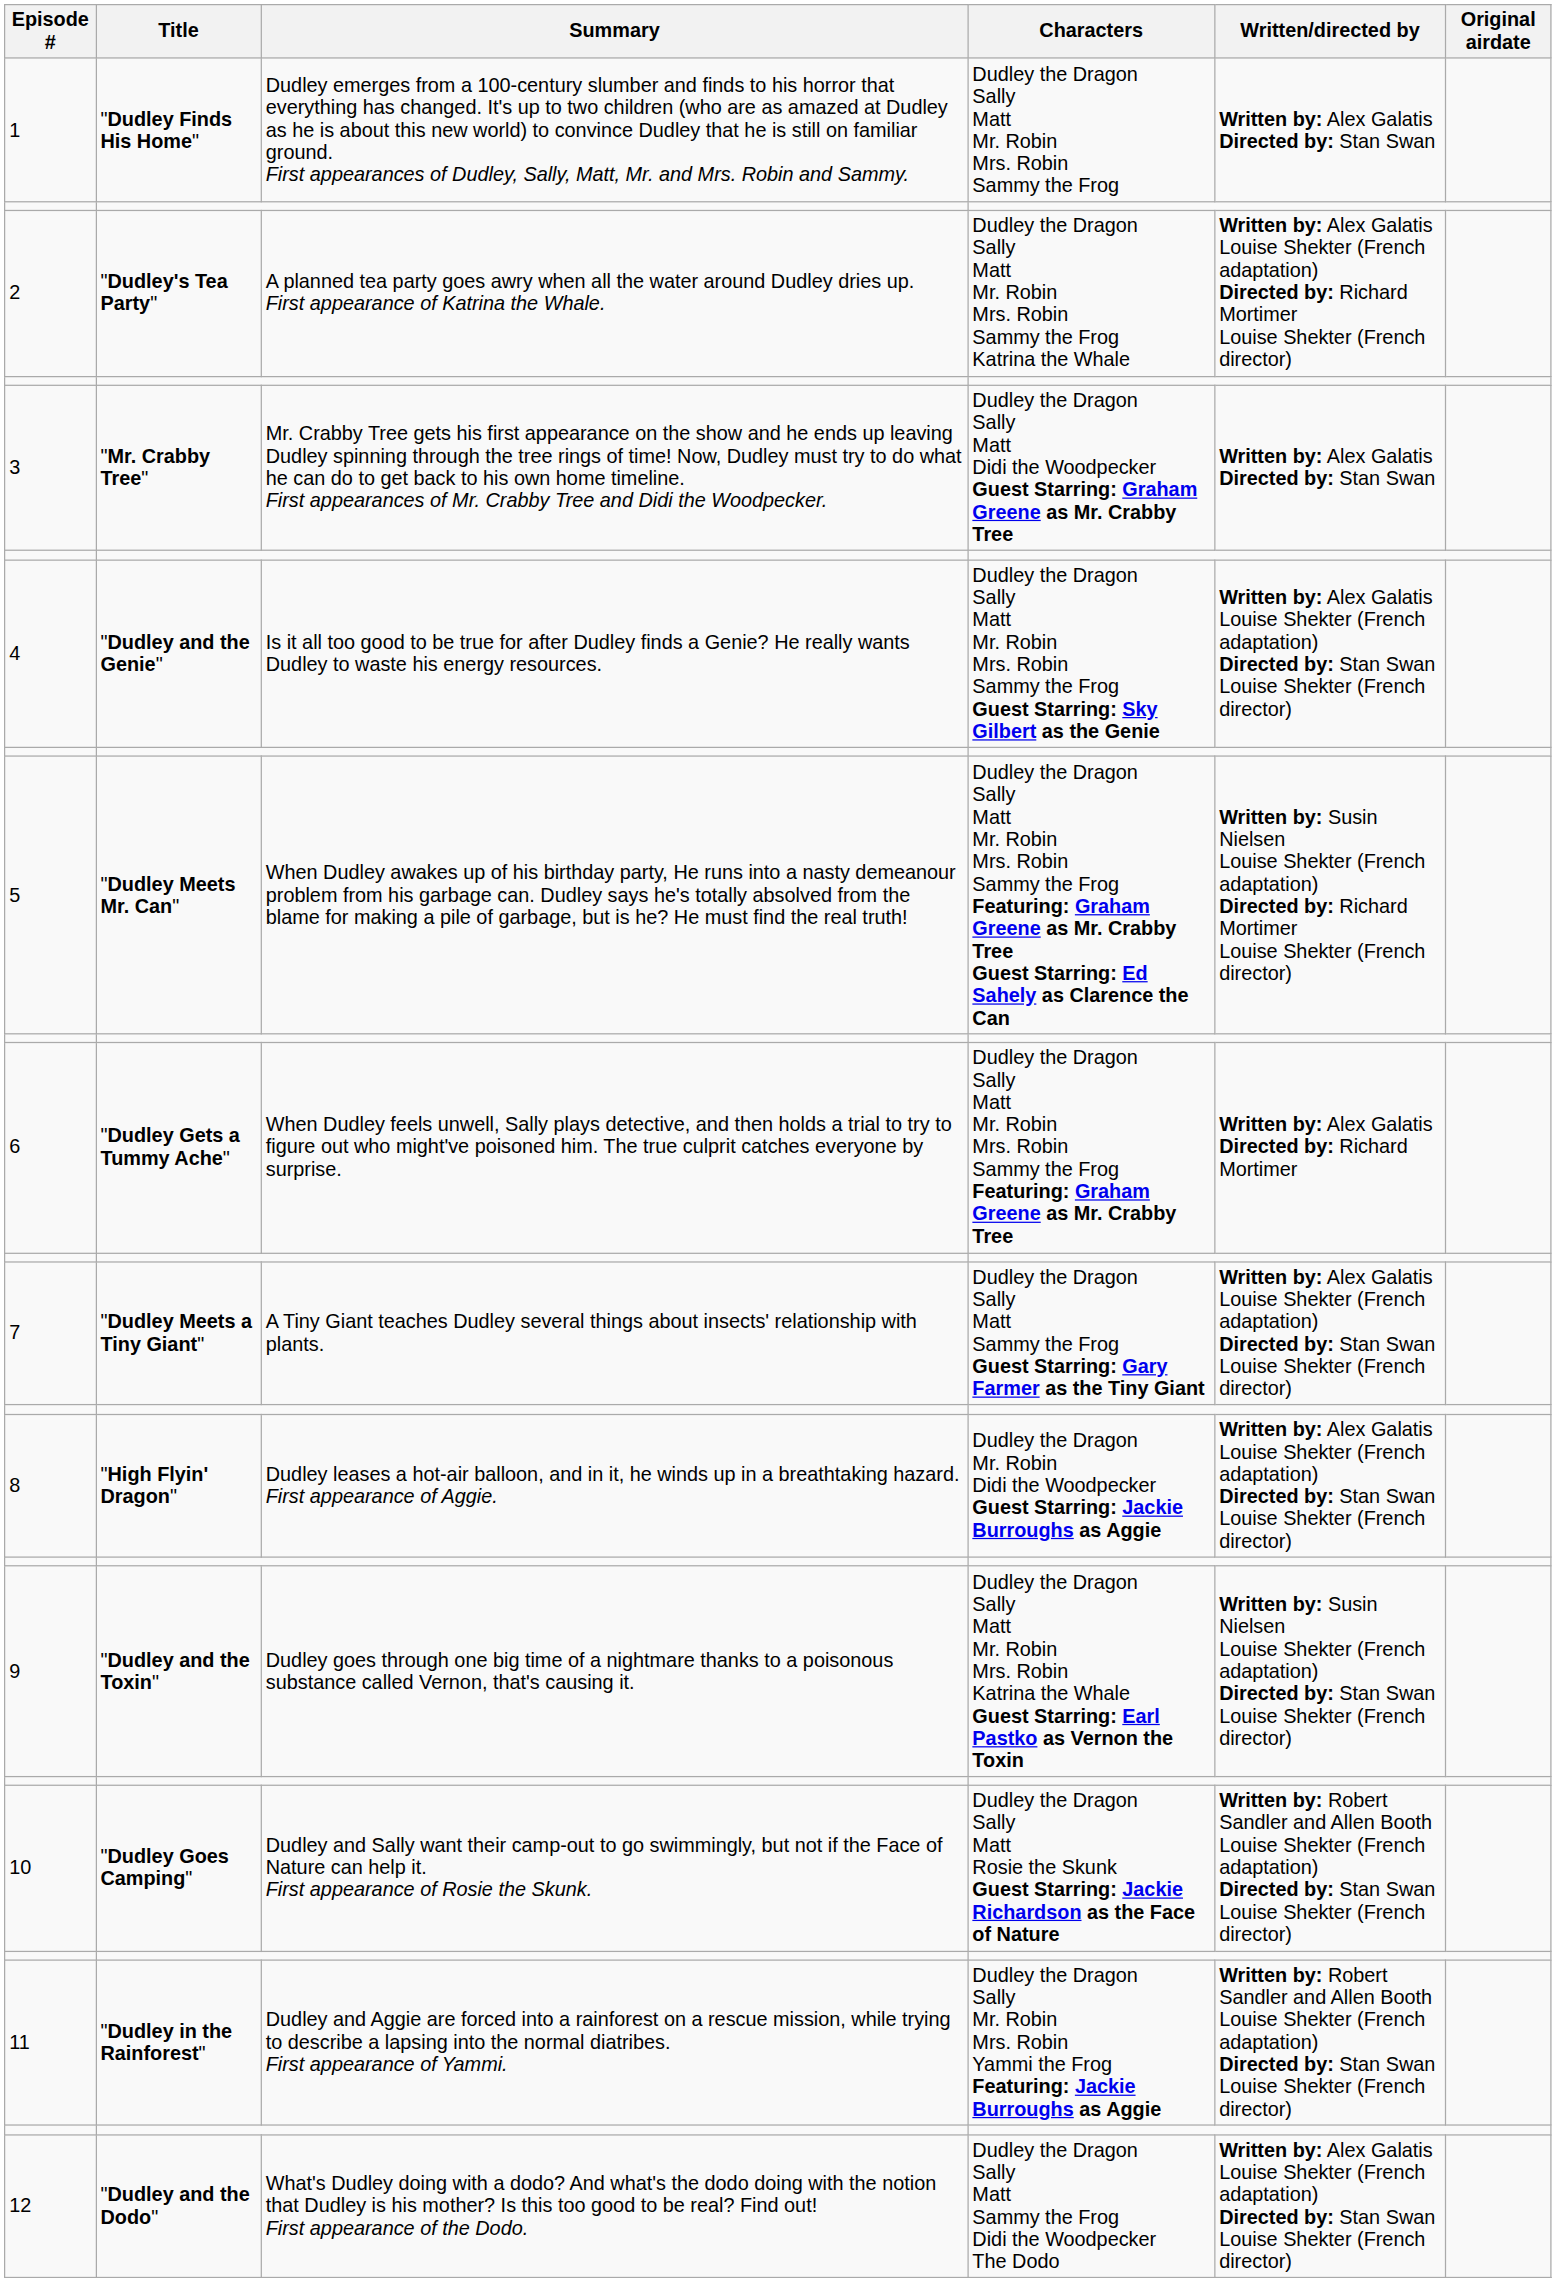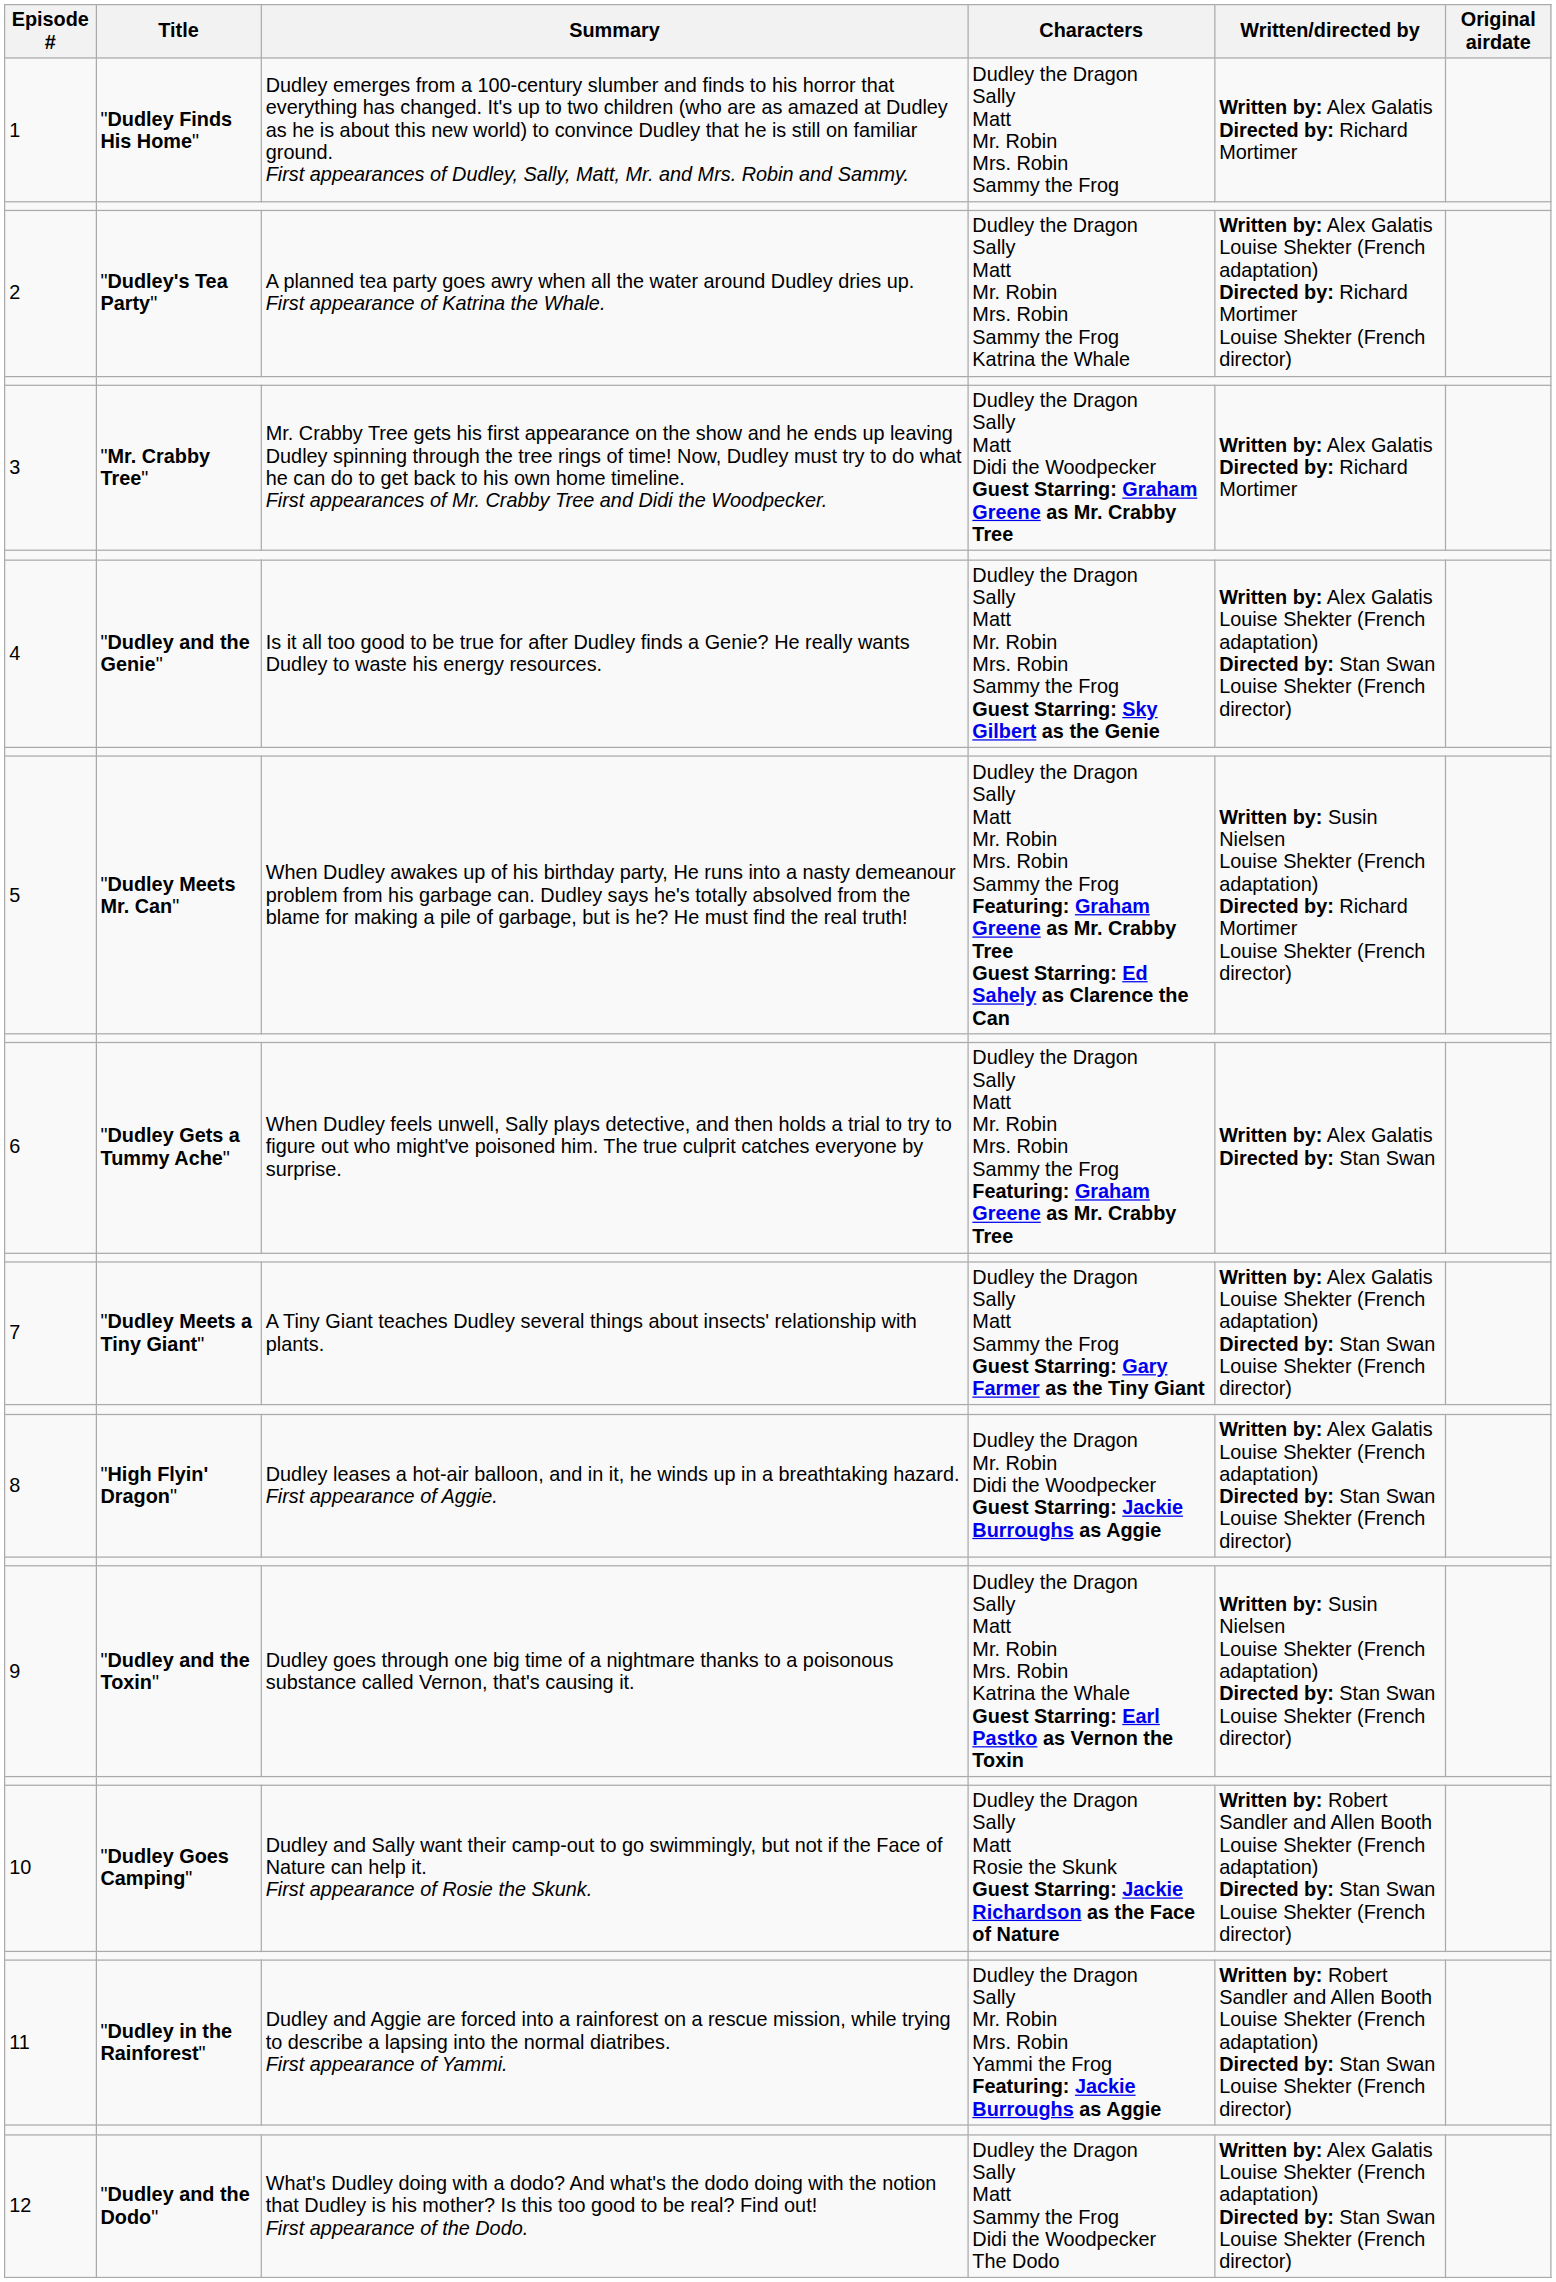(1327, 129) Written by: Alex Galatis Directed by: Stan Swan -> (1326, 129) Written by: Alex Galatis Directed by: Richard Mortimer
(1327, 467) Written by: Alex Galatis Directed by: Stan Swan -> (1326, 467) Written by: Alex Galatis Directed by: Richard Mortimer
(1326, 1147) Written by: Alex Galatis Directed by: Richard Mortimer -> (1327, 1147) Written by: Alex Galatis Directed by: Stan Swan
